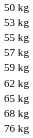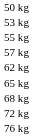- row: (16, 68)
+ row: (16, 113)
